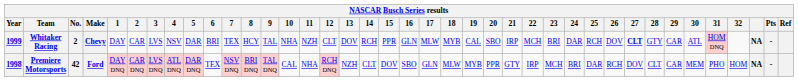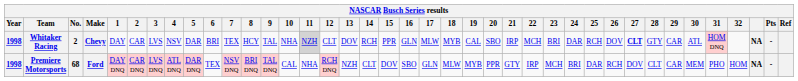(14, 42) 1999 -> (14, 42) 1998
(309, 42) no background -> (309, 42) lightgrey background
(76, 65) 42 -> (76, 65) 68
